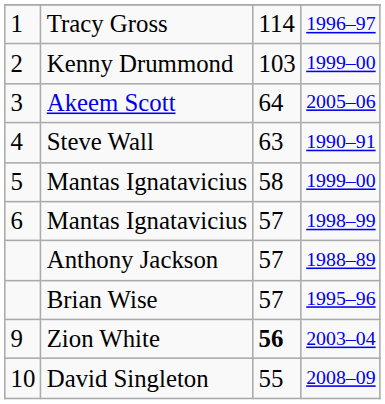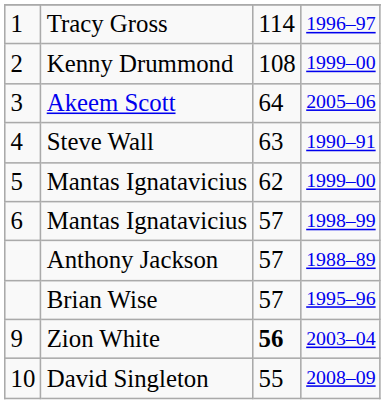(277, 63) 103 -> (277, 63) 108
(271, 181) 58 -> (271, 181) 62
